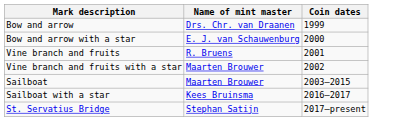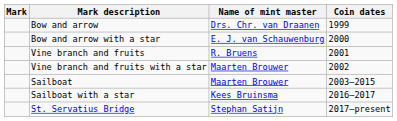+ column: (17, 11)
